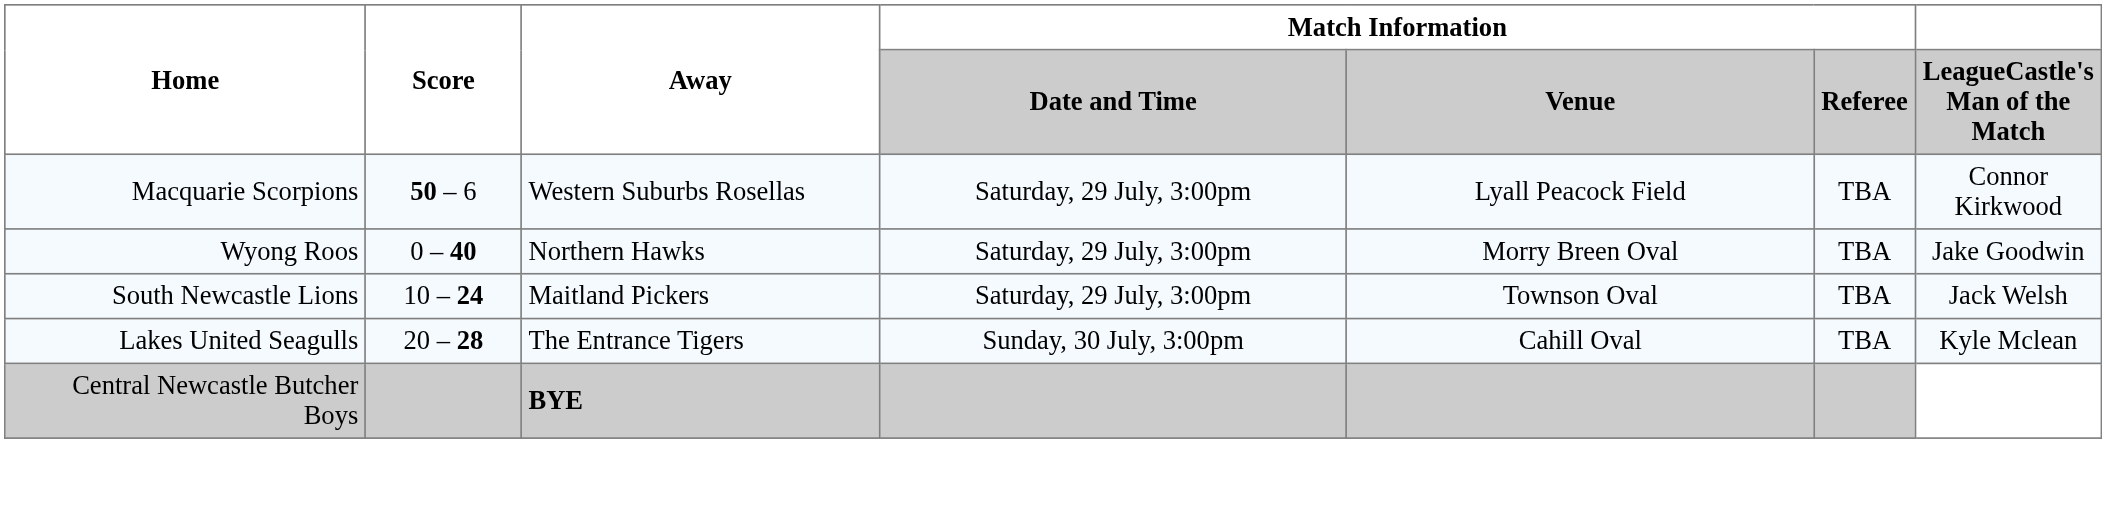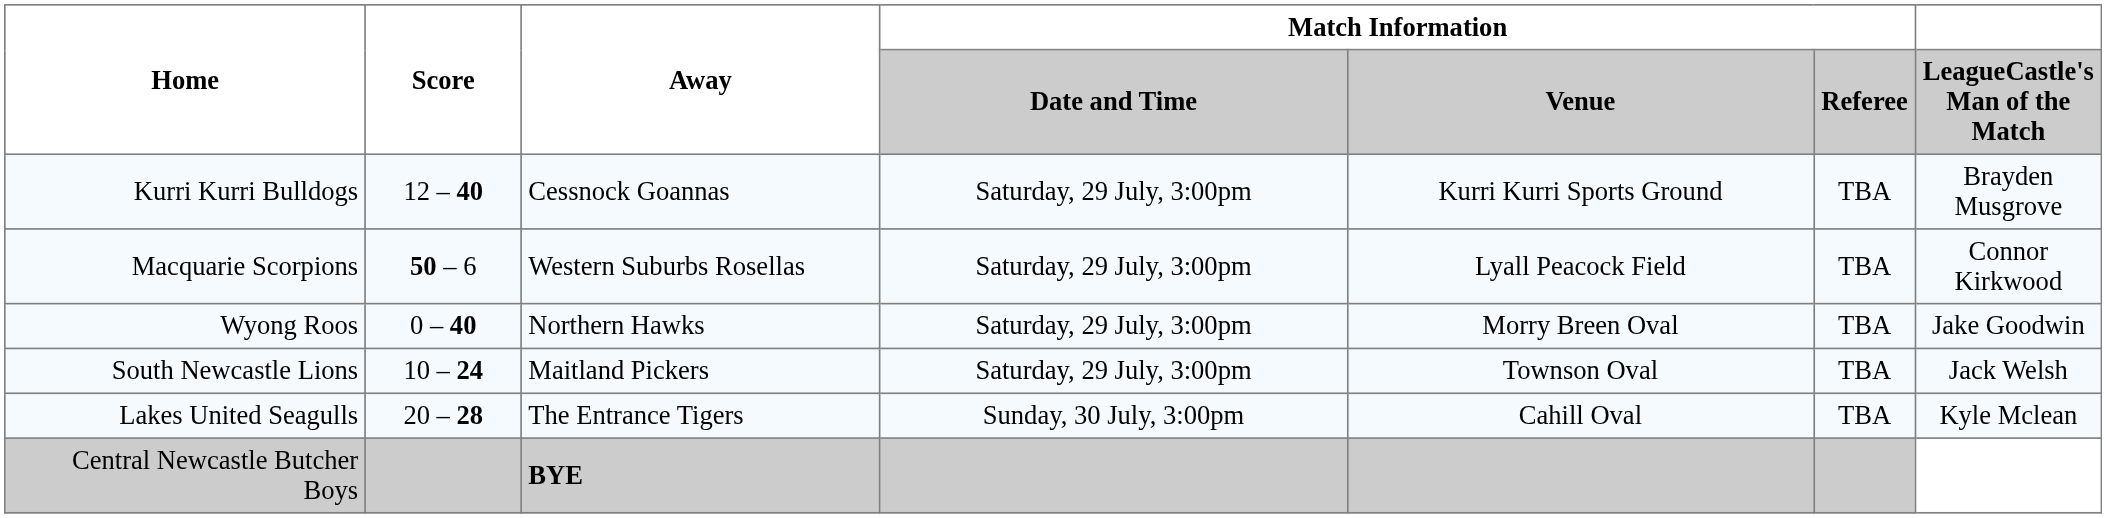+ row: (246, 191)
